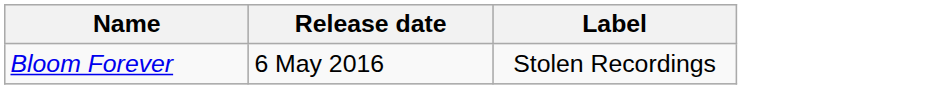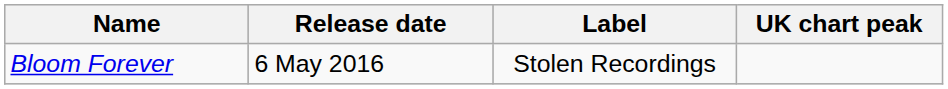+ column: (839, 24)
